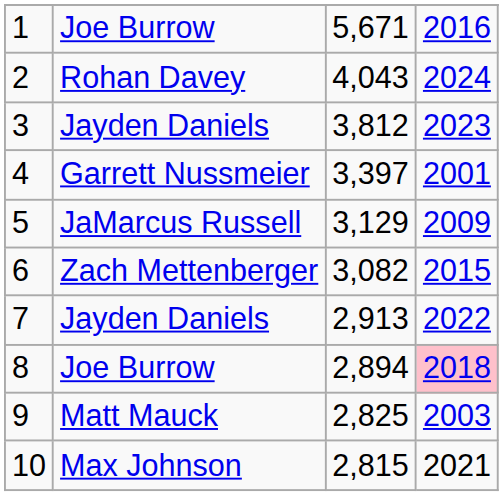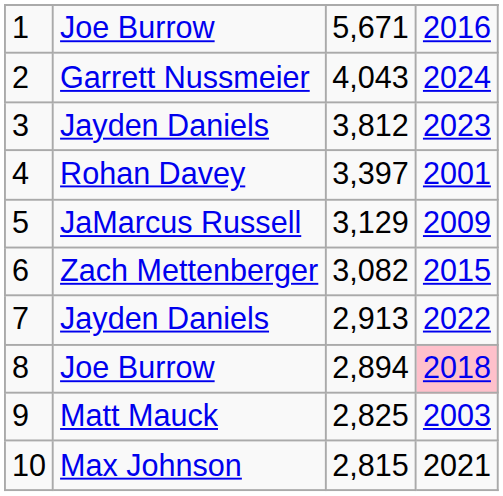(153, 77) Rohan Davey -> (185, 77) Garrett Nussmeier
(185, 174) Garrett Nussmeier -> (153, 174) Rohan Davey
